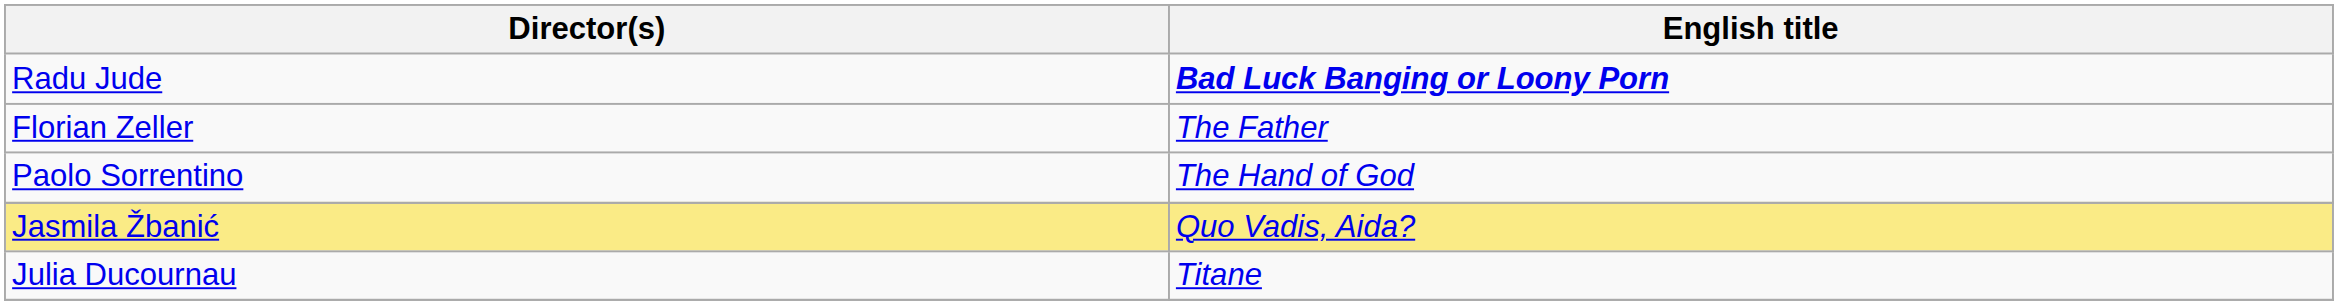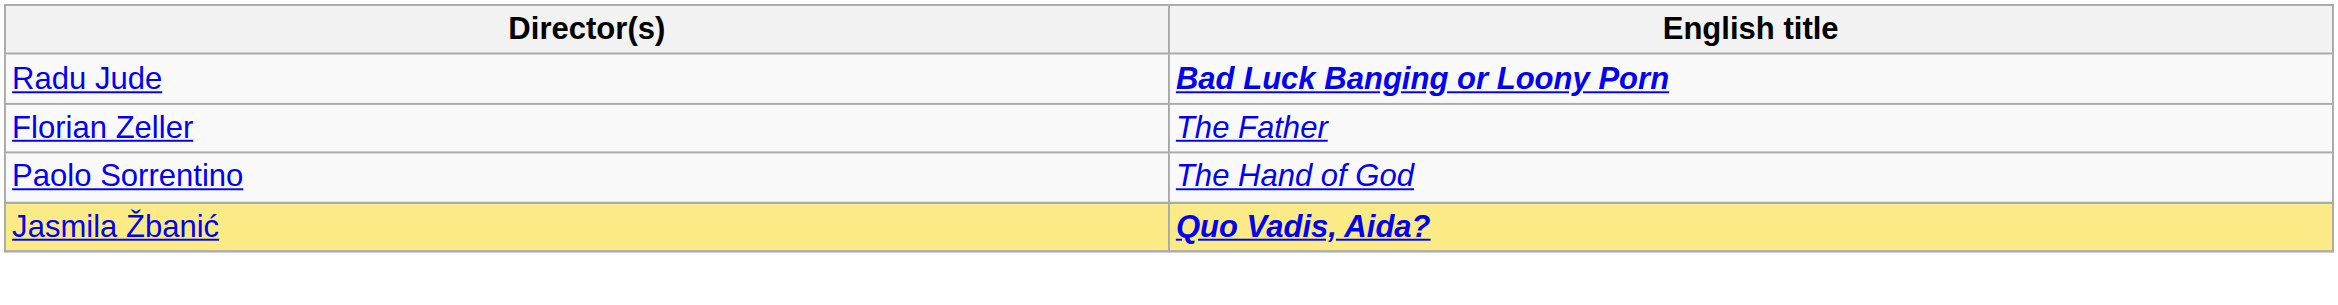(1296, 226) normal -> (1303, 226) bold
- row: (124, 275)
